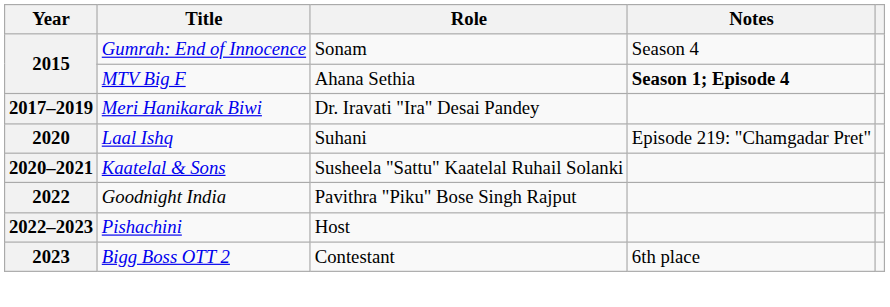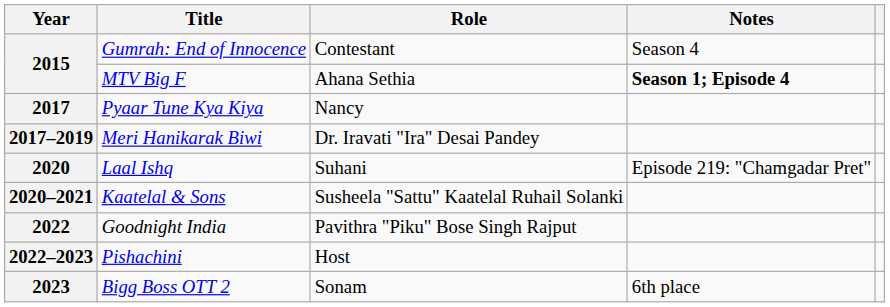(341, 49) Sonam -> (355, 49) Contestant
+ row: (183, 108)
(355, 256) Contestant -> (341, 286) Sonam
